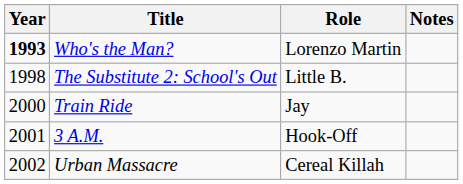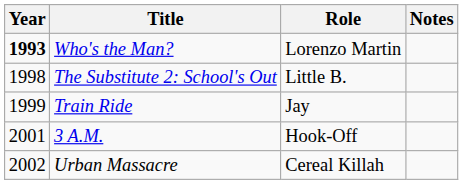(27, 106) 2000 -> (27, 106) 1999
